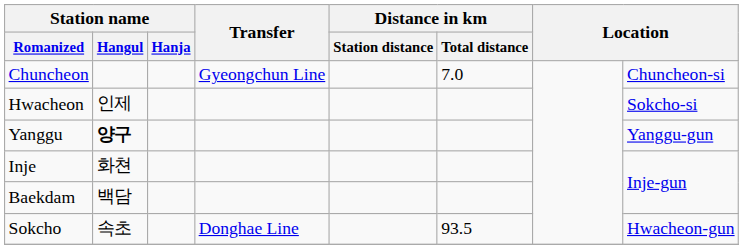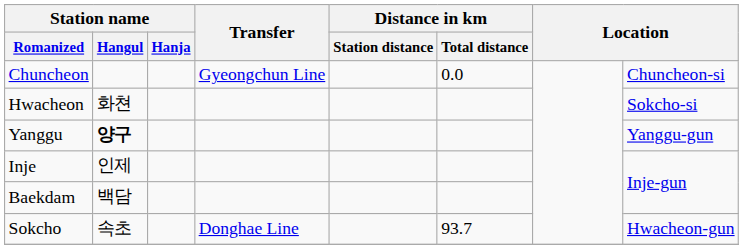(452, 74) 7.0 -> (452, 74) 0.0
(114, 103) 인제 -> (114, 103) 화쳔
(114, 165) 화쳔 -> (114, 165) 인제
(457, 228) 93.5 -> (457, 228) 93.7
